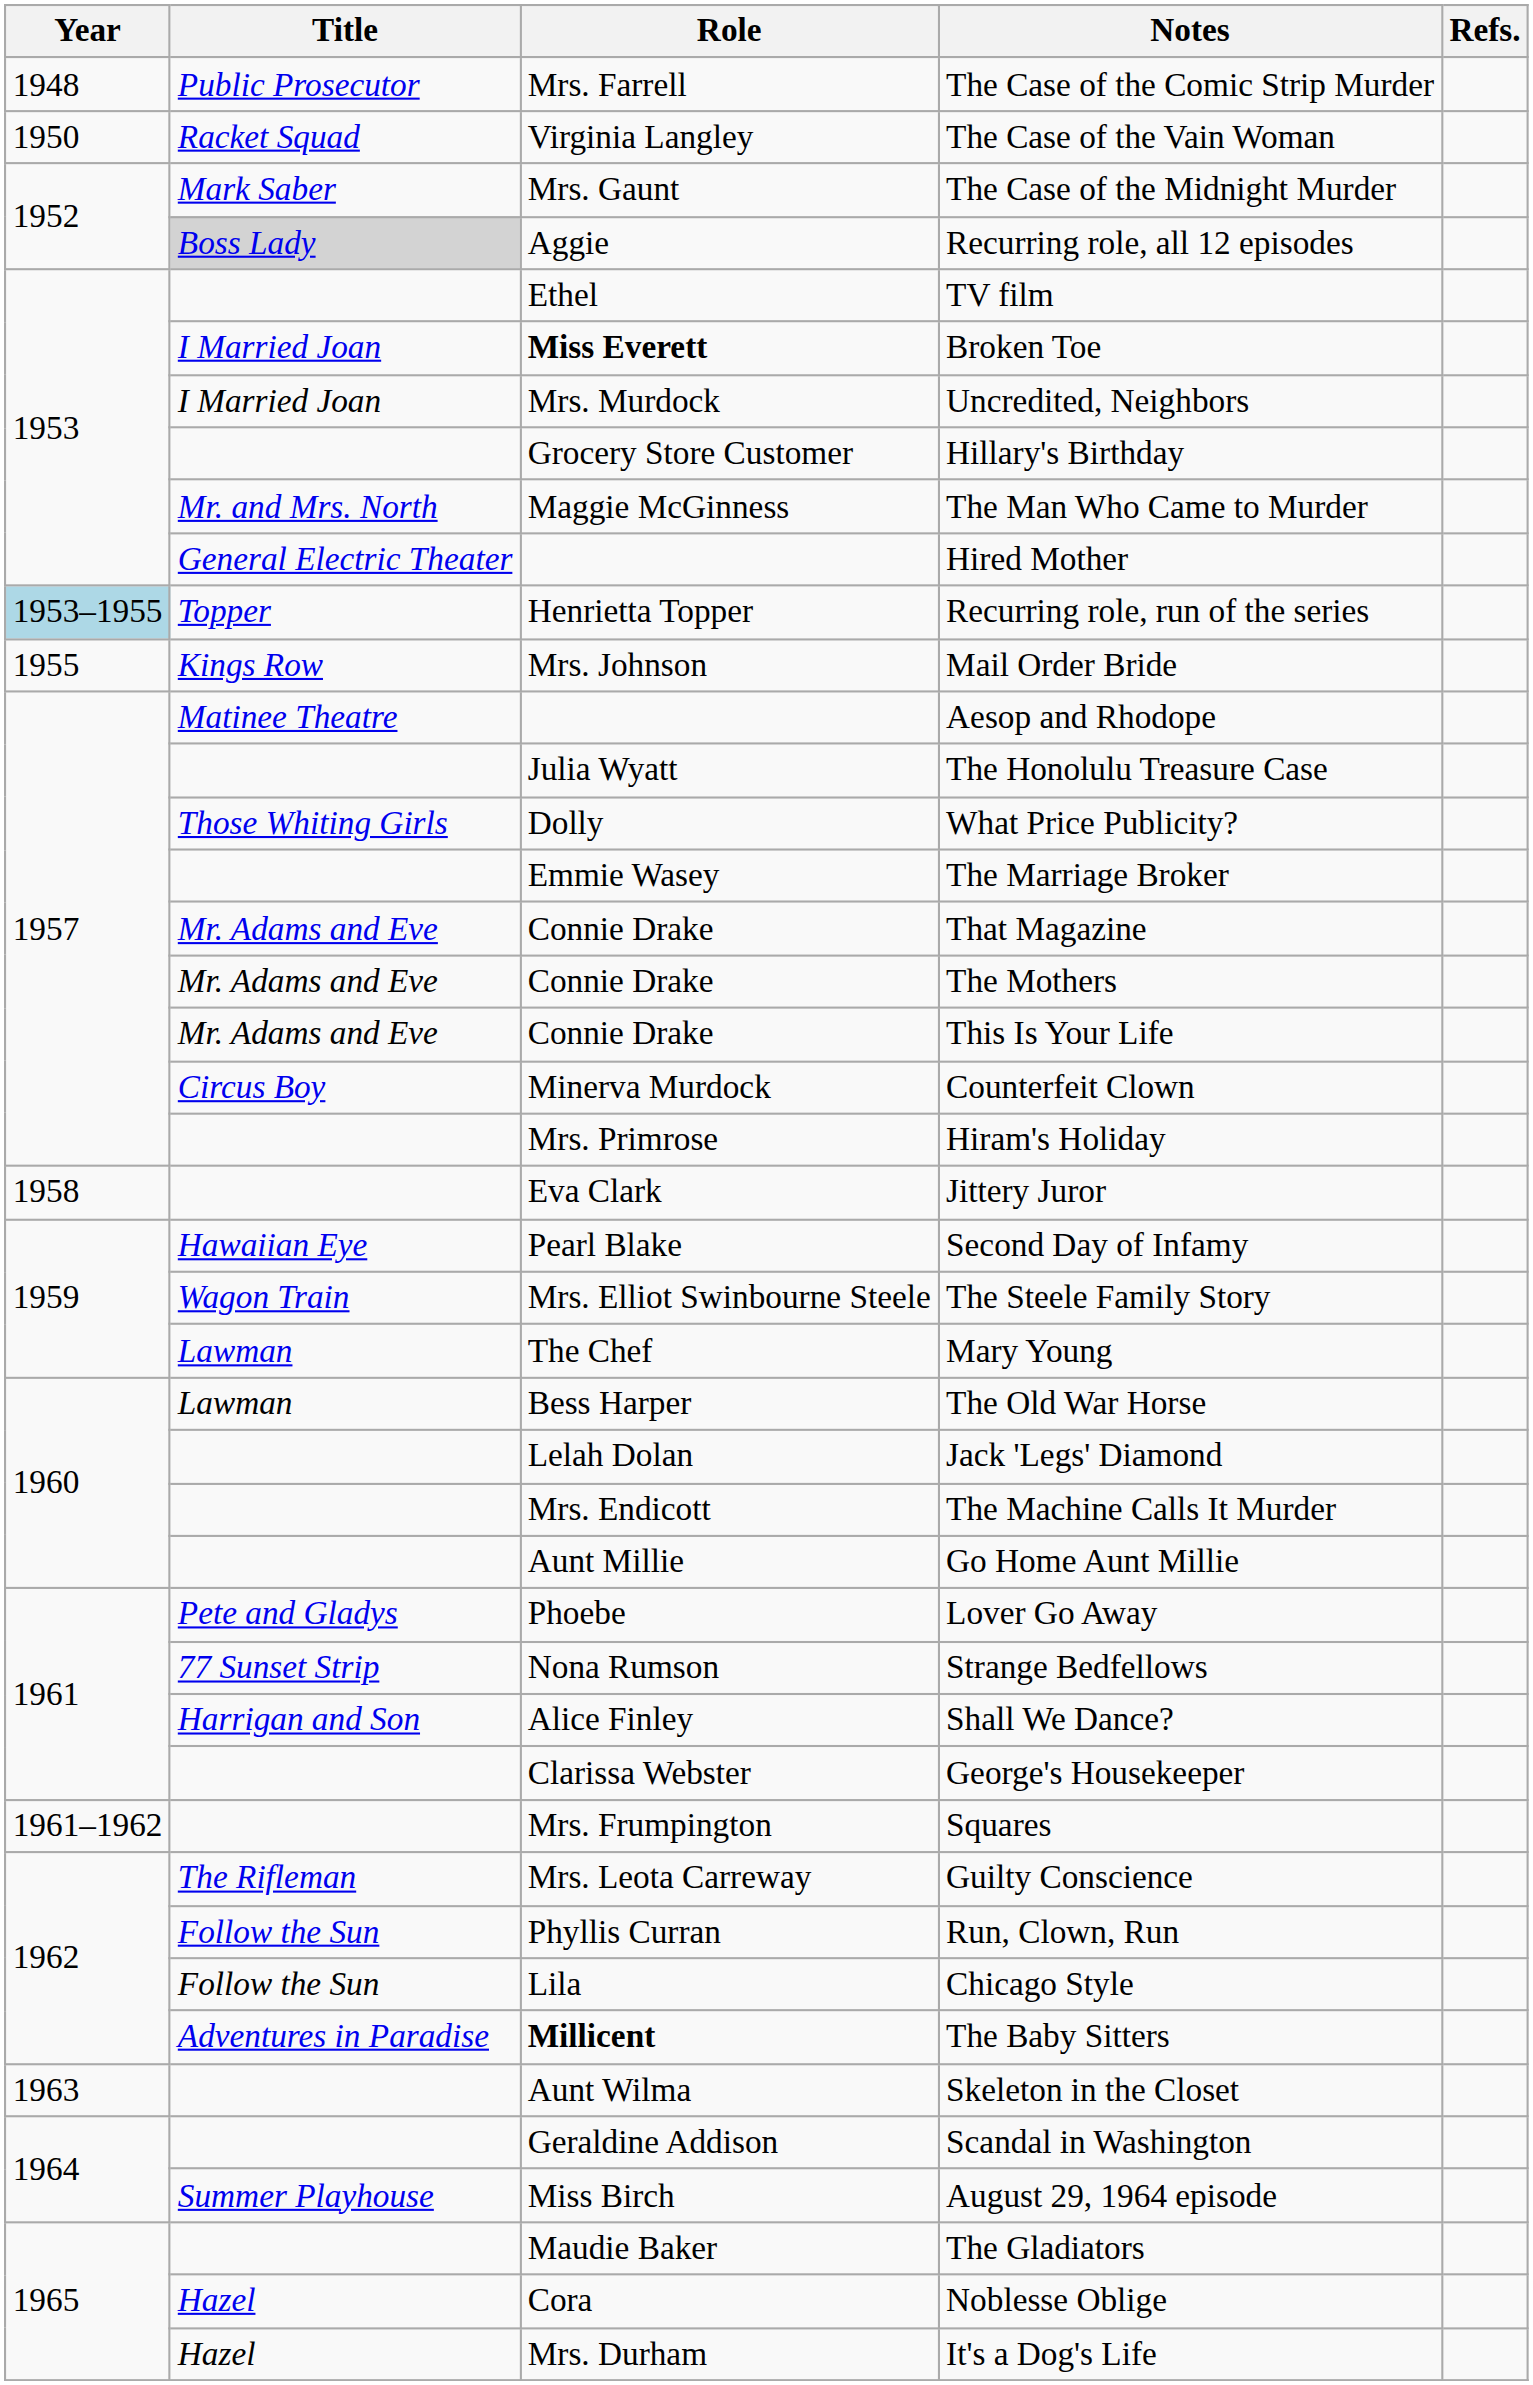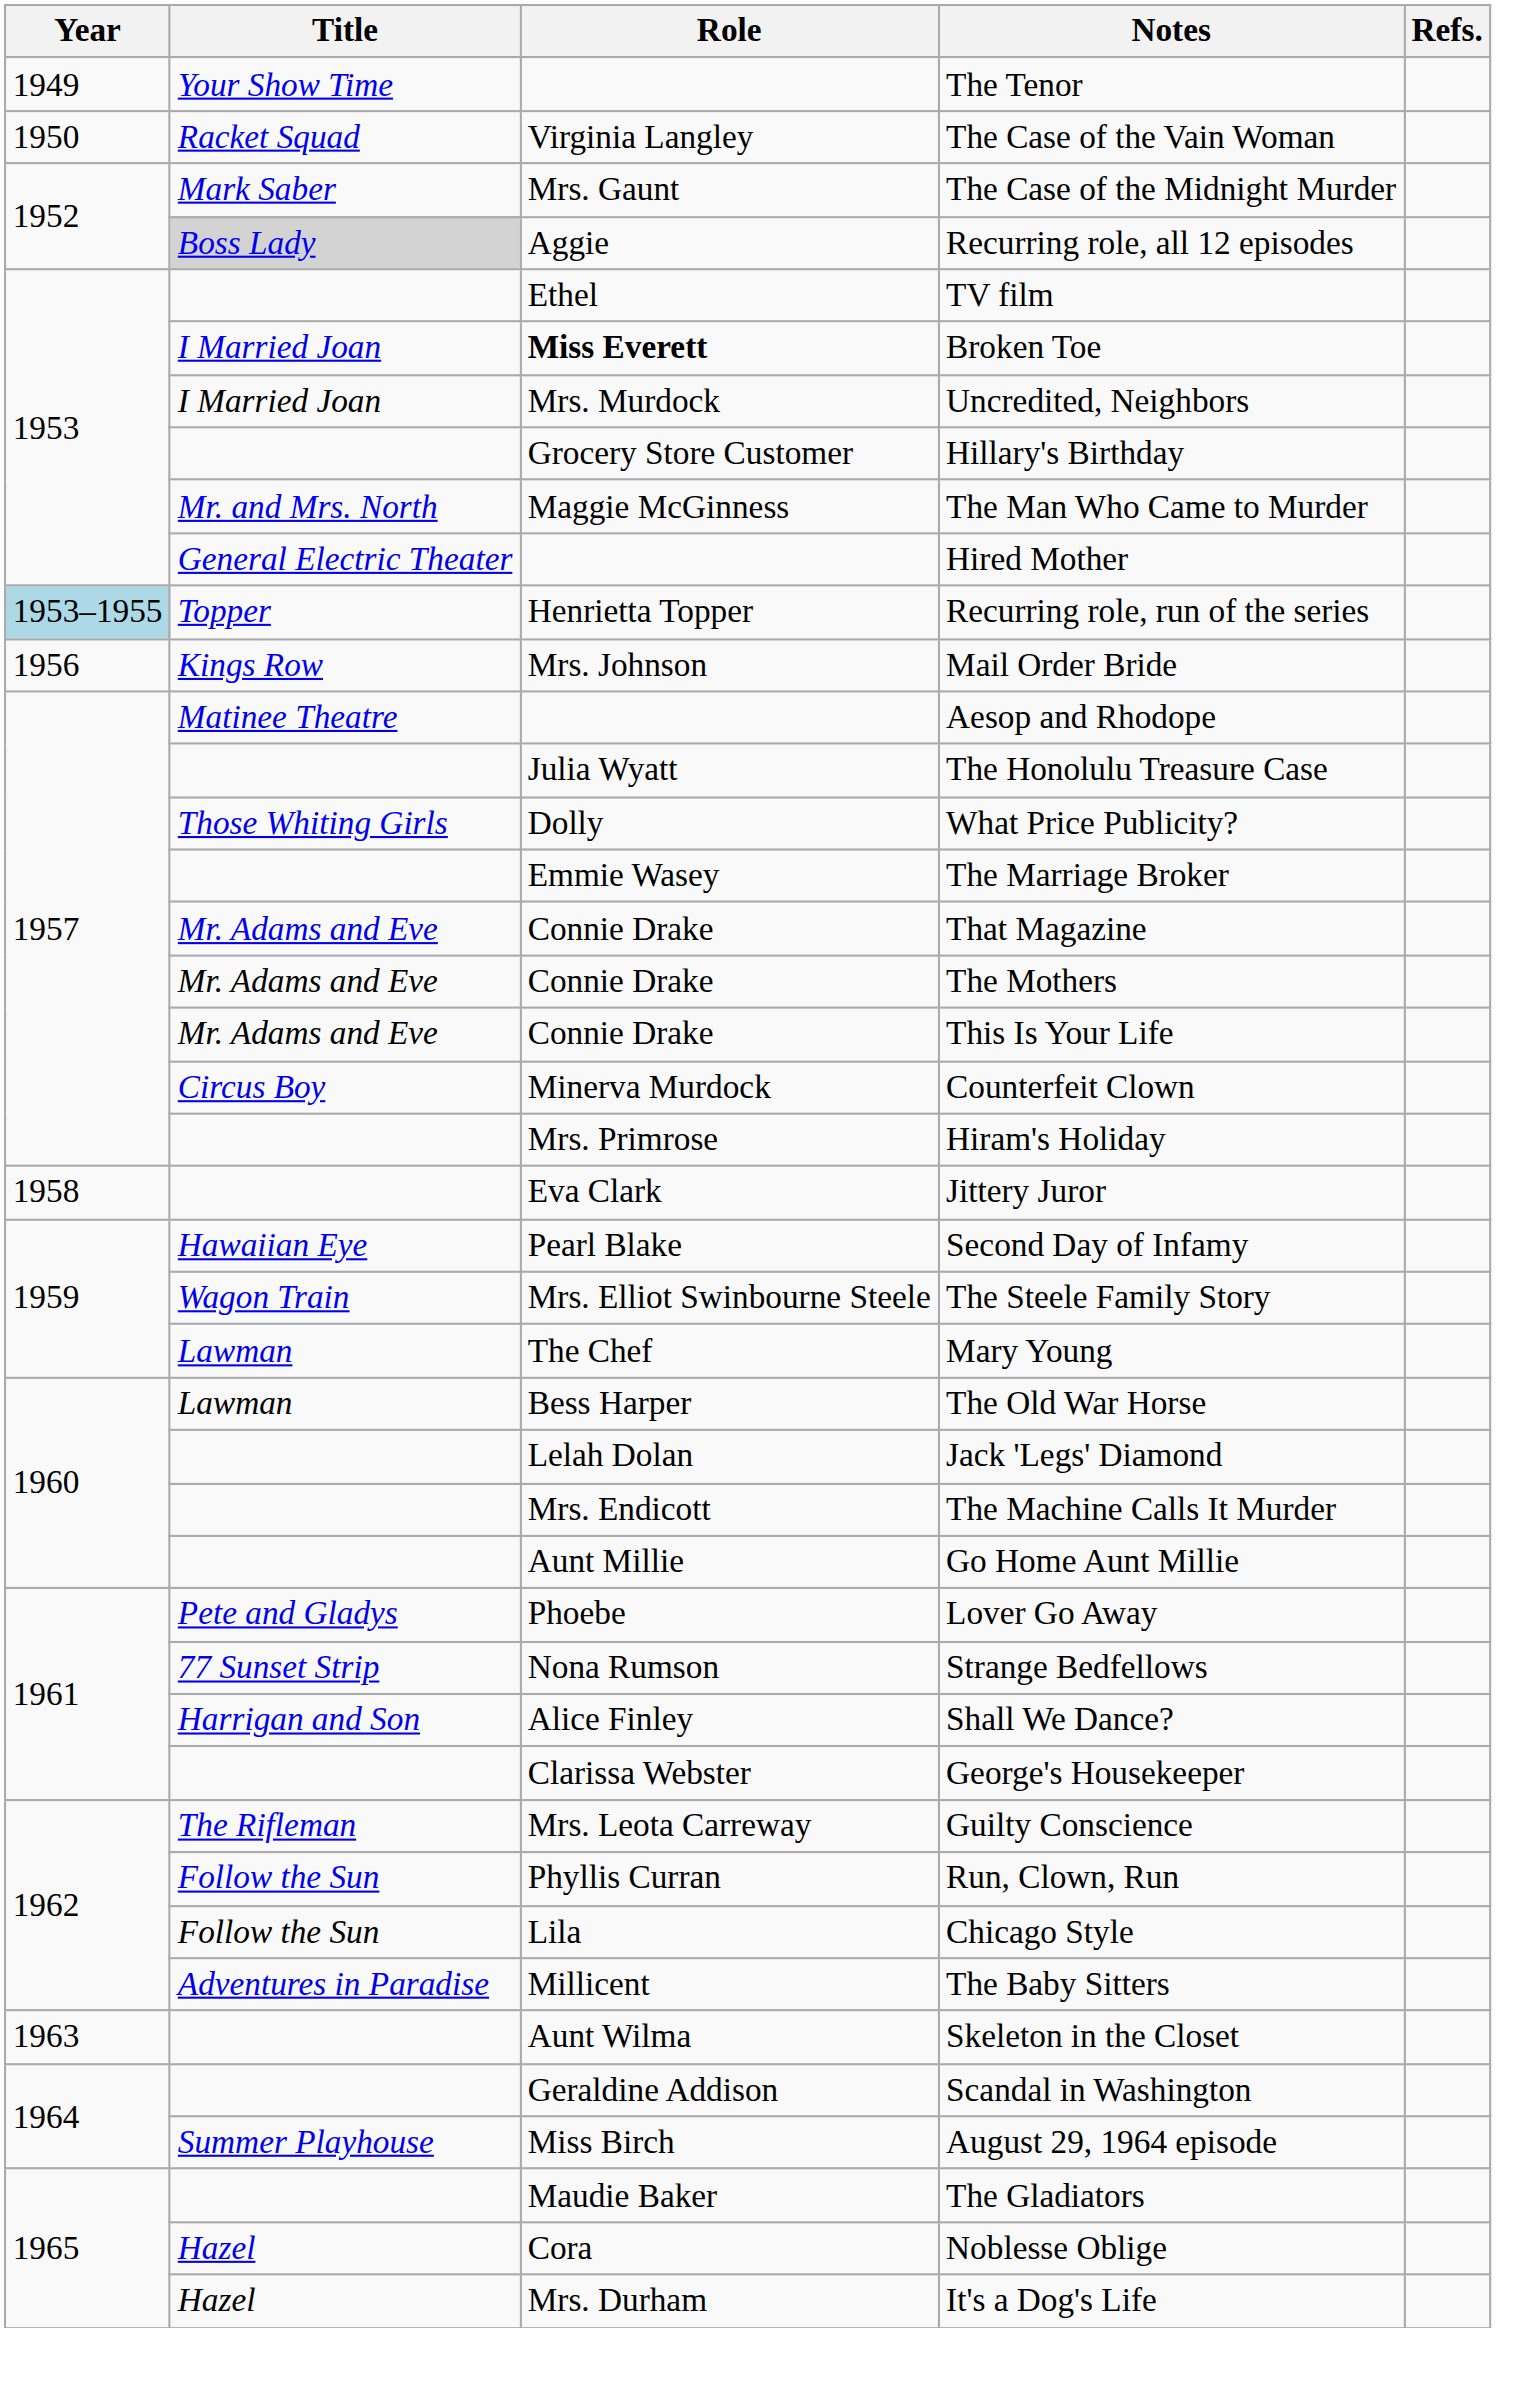- row: (1190, 83)
+ row: (1014, 83)
(46, 664) 1955 -> (46, 664) 1956
- row: (999, 1825)
(591, 2036) bold -> (589, 1983) normal
